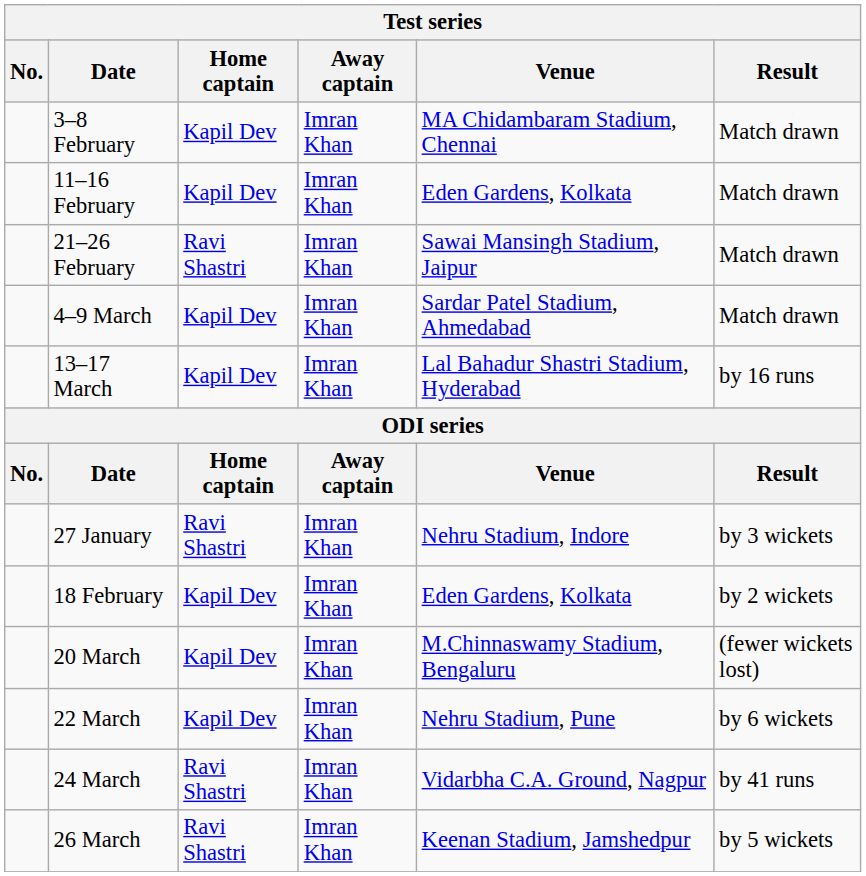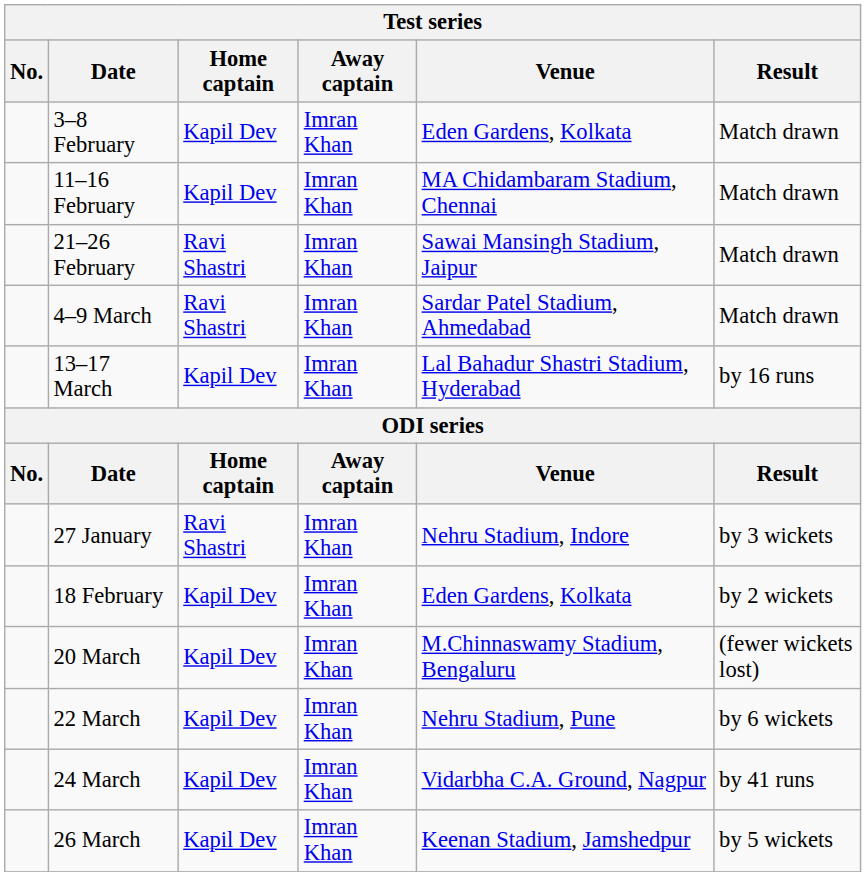(549, 132) MA Chidambaram Stadium, Chennai -> (527, 132) Eden Gardens, Kolkata
(527, 193) Eden Gardens, Kolkata -> (549, 193) MA Chidambaram Stadium, Chennai
(230, 315) Kapil Dev -> (215, 315) Ravi Shastri
(215, 779) Ravi Shastri -> (230, 779) Kapil Dev
(215, 840) Ravi Shastri -> (230, 840) Kapil Dev
